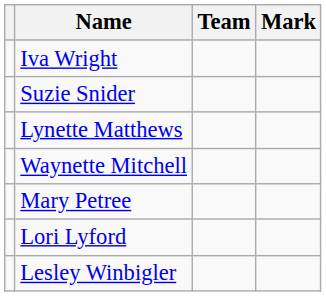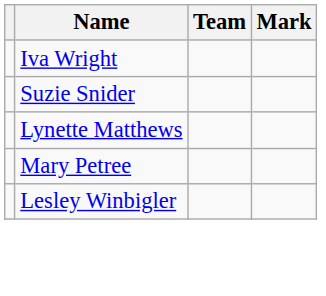- row: (104, 165)
- row: (73, 237)
